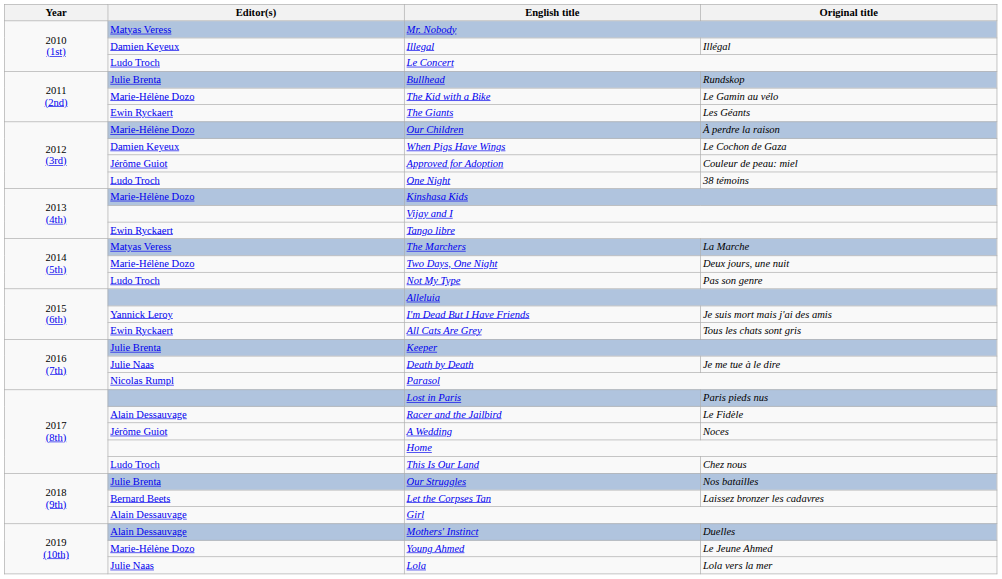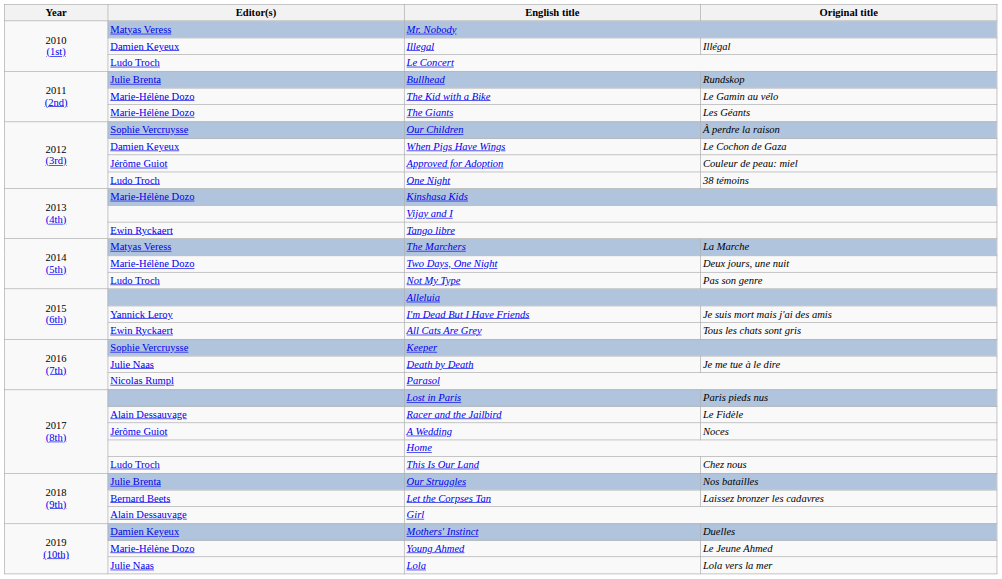(142, 113) Ewin Ryckaert -> (152, 113) Marie-Hélène Dozo
(152, 130) Marie-Hélène Dozo -> (149, 130) Sophie Vercruysse
(136, 347) Julie Brenta -> (149, 347) Sophie Vercruysse
(149, 532) Alain Dessauvage -> (145, 532) Damien Keyeux
